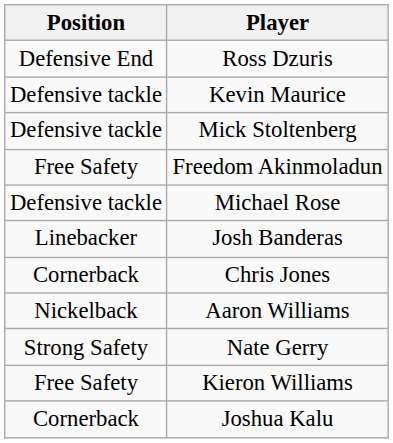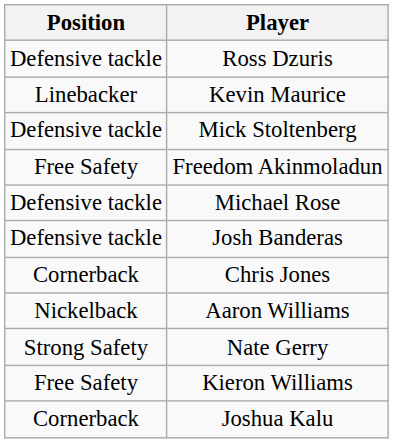(86, 58) Defensive End -> (86, 58) Defensive tackle
(86, 94) Defensive tackle -> (86, 94) Linebacker
(86, 238) Linebacker -> (86, 238) Defensive tackle
